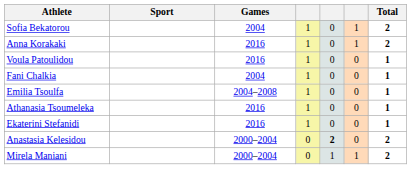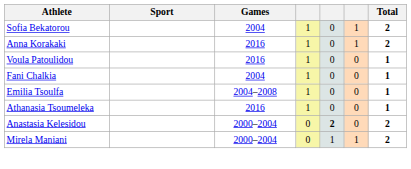- row: (43, 124)
